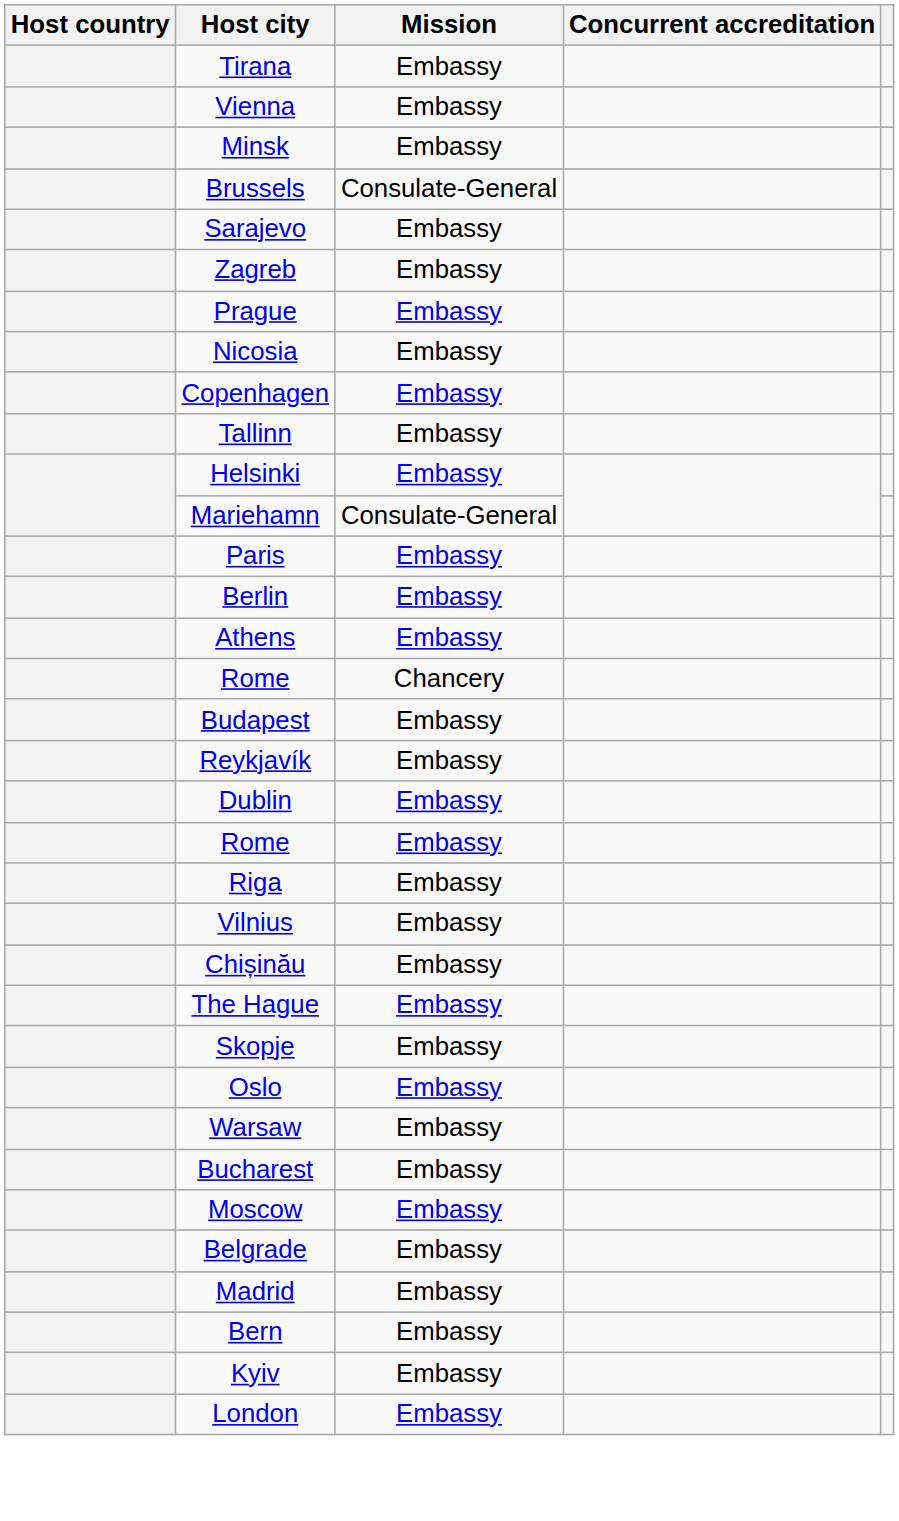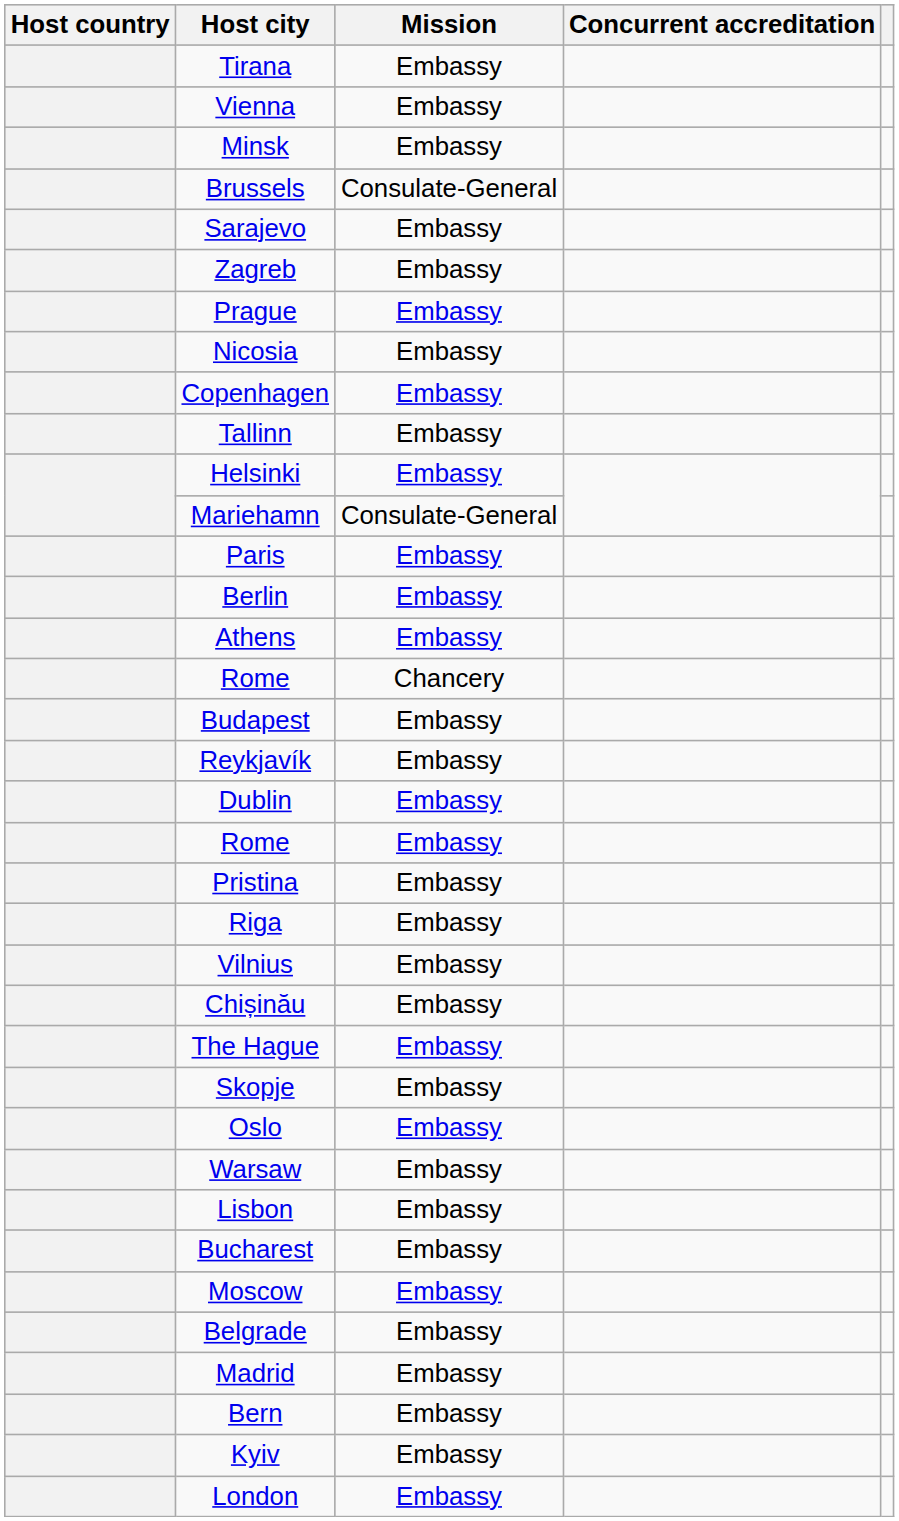+ row: (255, 882)
+ row: (255, 1209)
